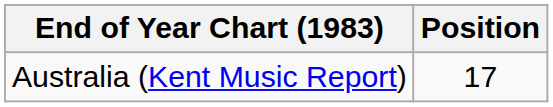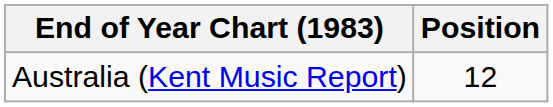(480, 76) 17 -> (480, 76) 12
